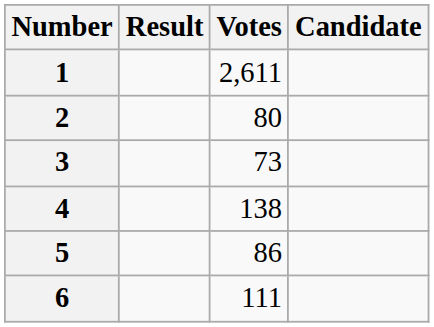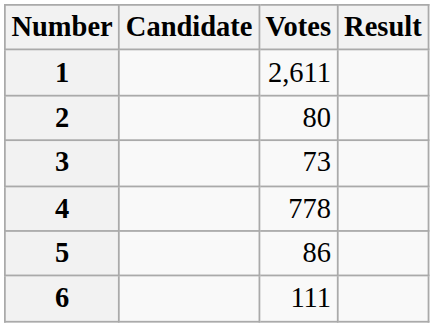columns swapped: (358, 27) <-> (165, 27)
(261, 207) 138 -> (310, 207) 778
